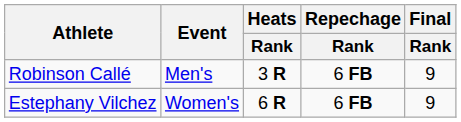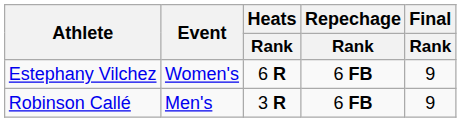rows swapped: (70, 75) <-> (83, 103)
